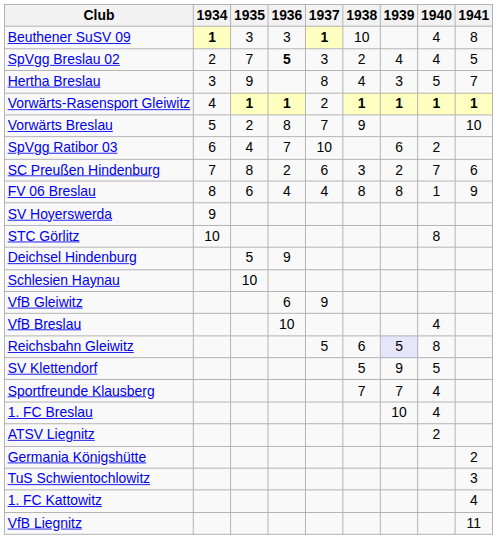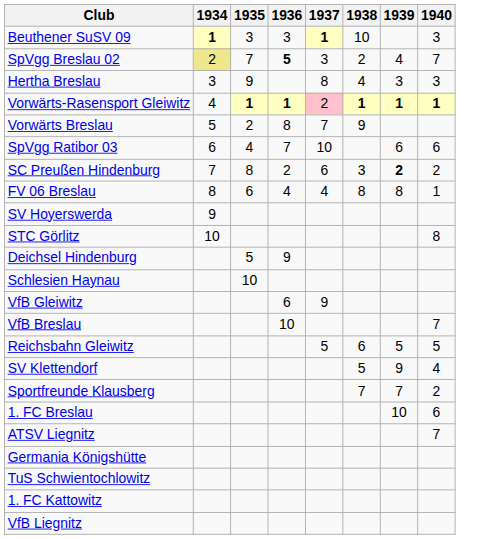- column: (474, 15)
(436, 37) 4 -> (436, 37) 3
(212, 59) no background -> (212, 59) khaki background
(436, 59) 4 -> (436, 59) 7
(436, 81) 5 -> (436, 81) 3
(324, 103) no background -> (324, 103) pink background
(436, 147) 2 -> (436, 147) 6
(399, 170) normal -> (399, 170) bold
(436, 170) 7 -> (436, 170) 2
(436, 324) 4 -> (436, 324) 7
(399, 346) lavender background -> (399, 346) no background
(436, 346) 8 -> (436, 346) 5
(436, 368) 5 -> (436, 368) 4
(436, 390) 4 -> (436, 390) 2
(436, 412) 4 -> (436, 412) 6
(436, 434) 2 -> (436, 434) 7
